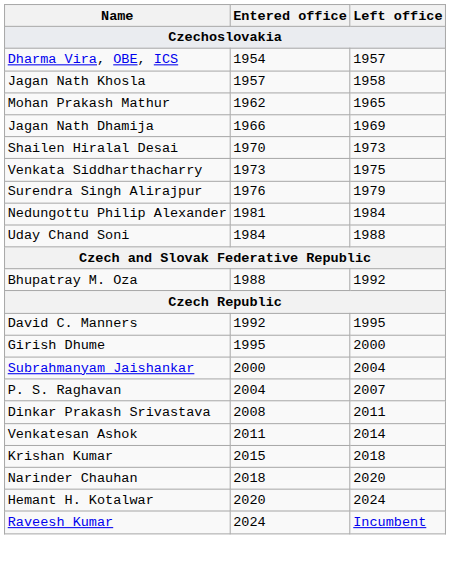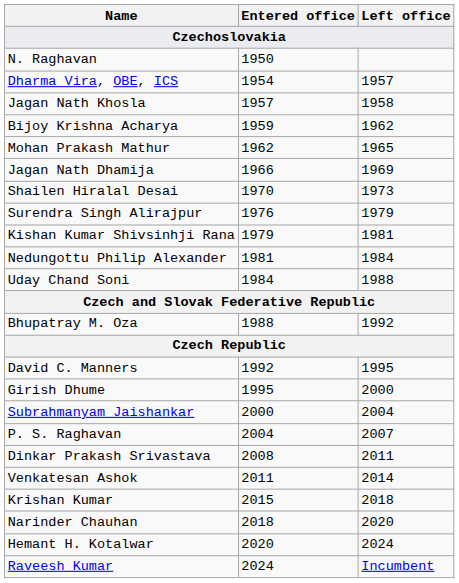+ row: (52, 60)
+ row: (93, 126)
- row: (105, 170)
+ row: (121, 236)
